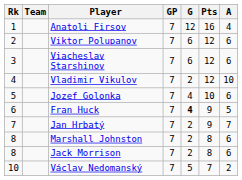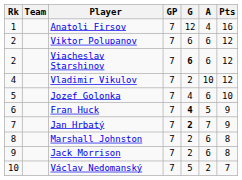columns swapped: (229, 12) <-> (209, 12)
(13, 61) 3 -> (13, 61) 2
(190, 61) normal -> (190, 61) bold
(190, 124) normal -> (190, 124) bold
(13, 154) 8 -> (13, 154) 9
